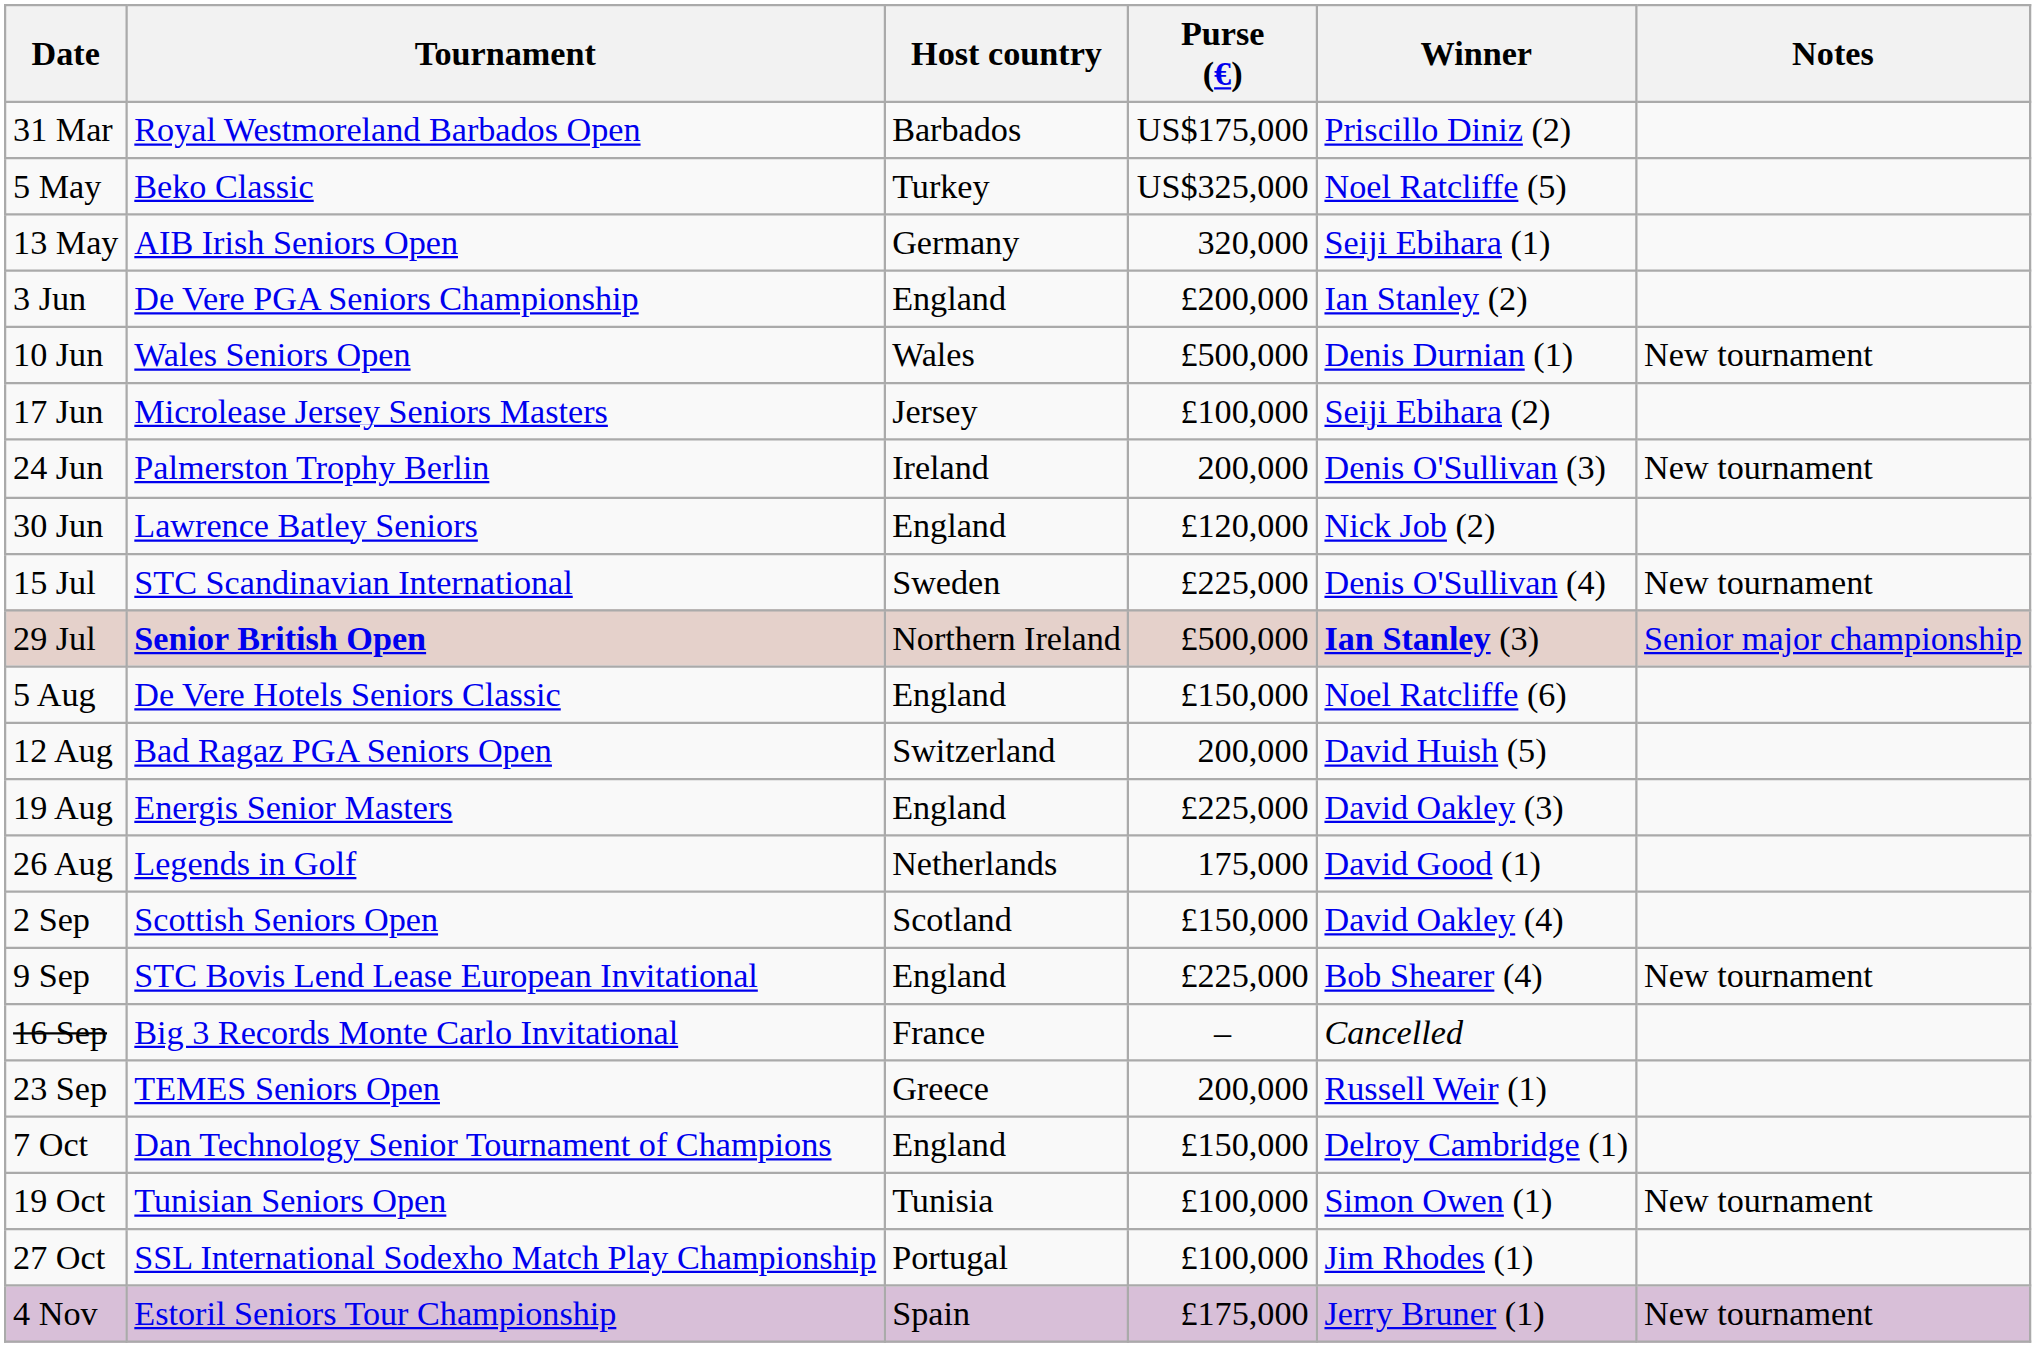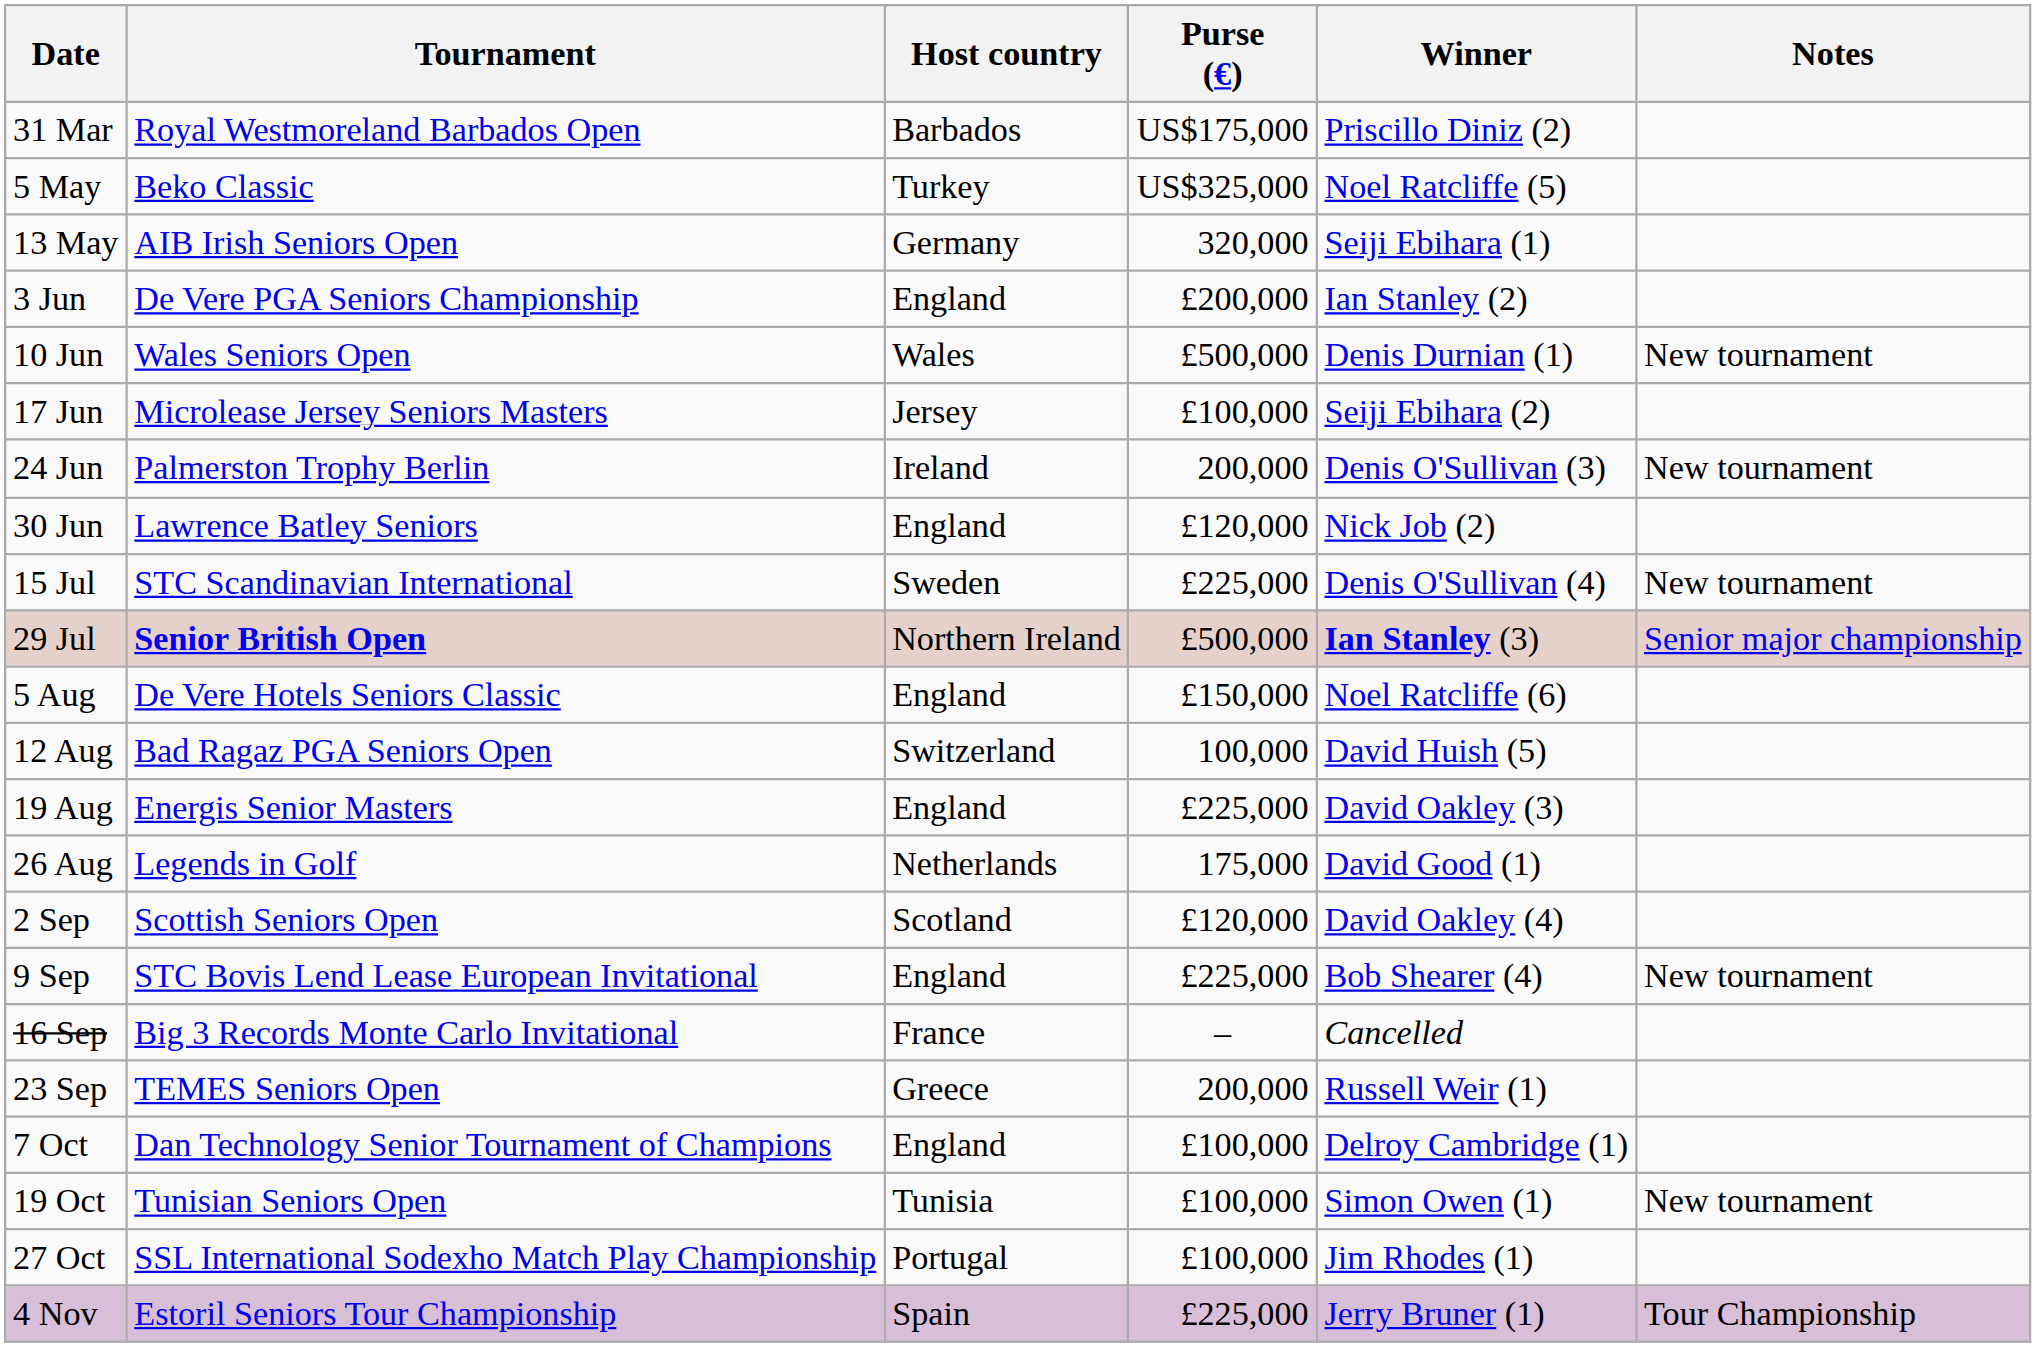(1253, 750) 200,000 -> (1253, 750) 100,000
(1245, 919) £150,000 -> (1245, 919) £120,000
(1245, 1144) £150,000 -> (1245, 1144) £100,000
(1245, 1313) £175,000 -> (1245, 1313) £225,000
(1758, 1313) New tournament -> (1780, 1313) Tour Championship
